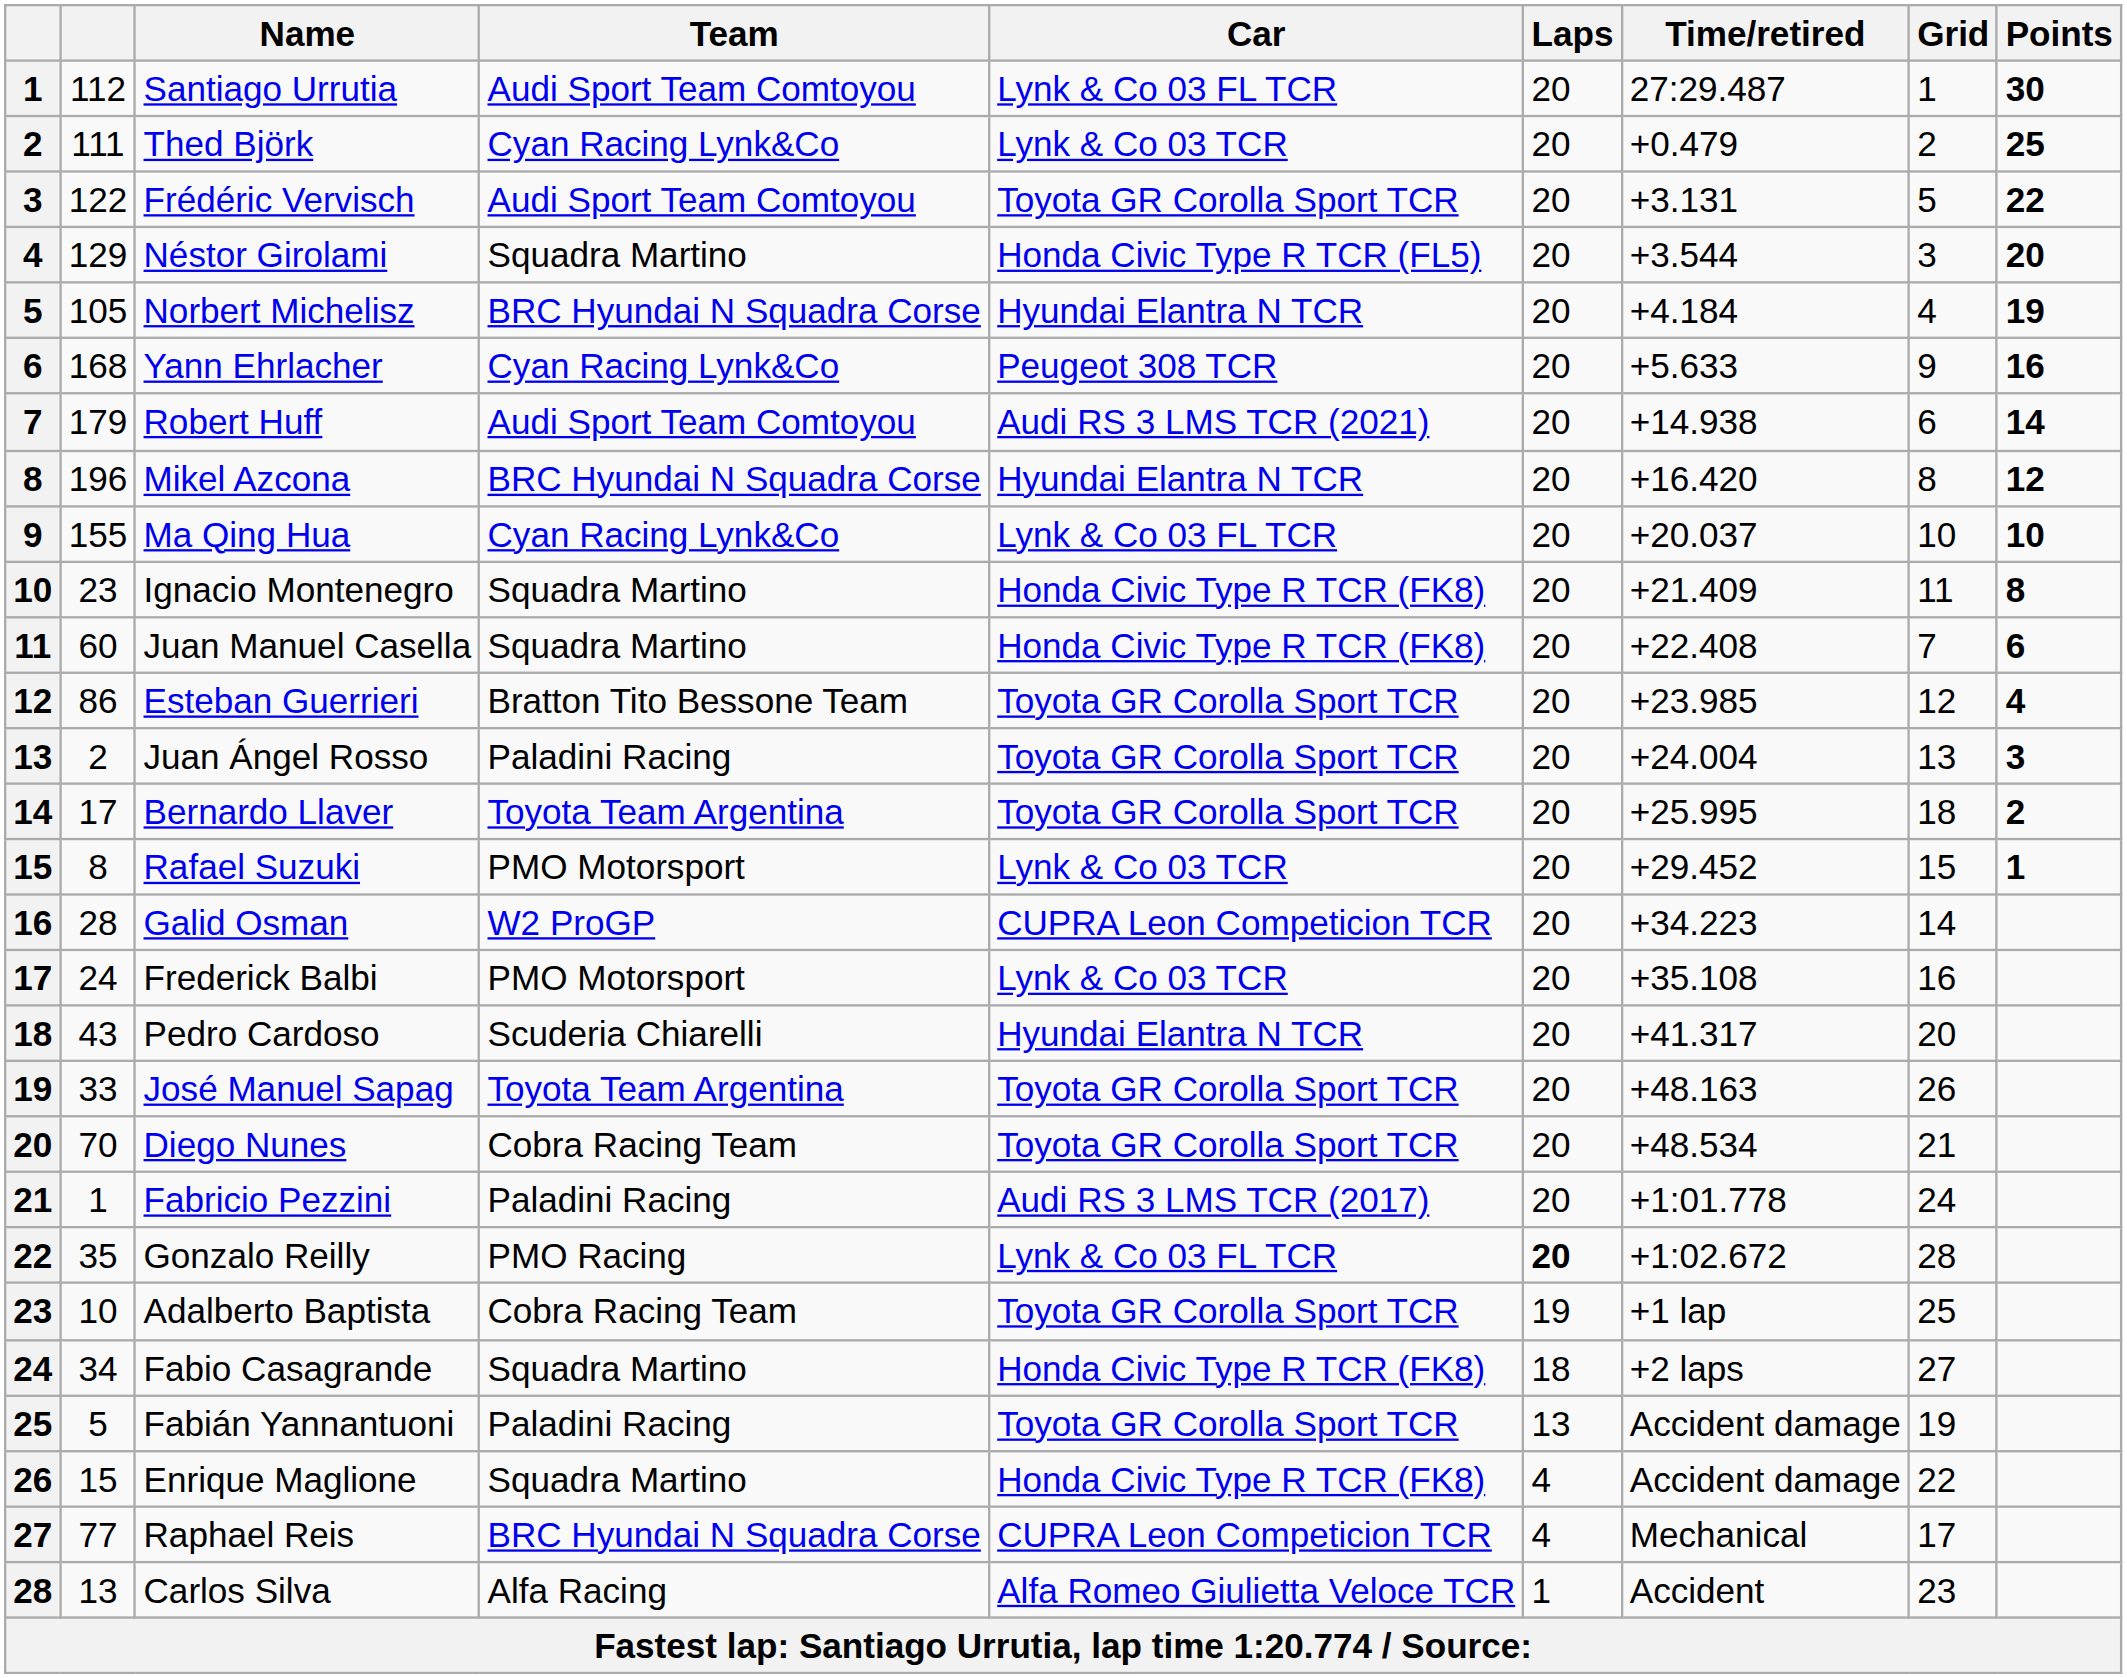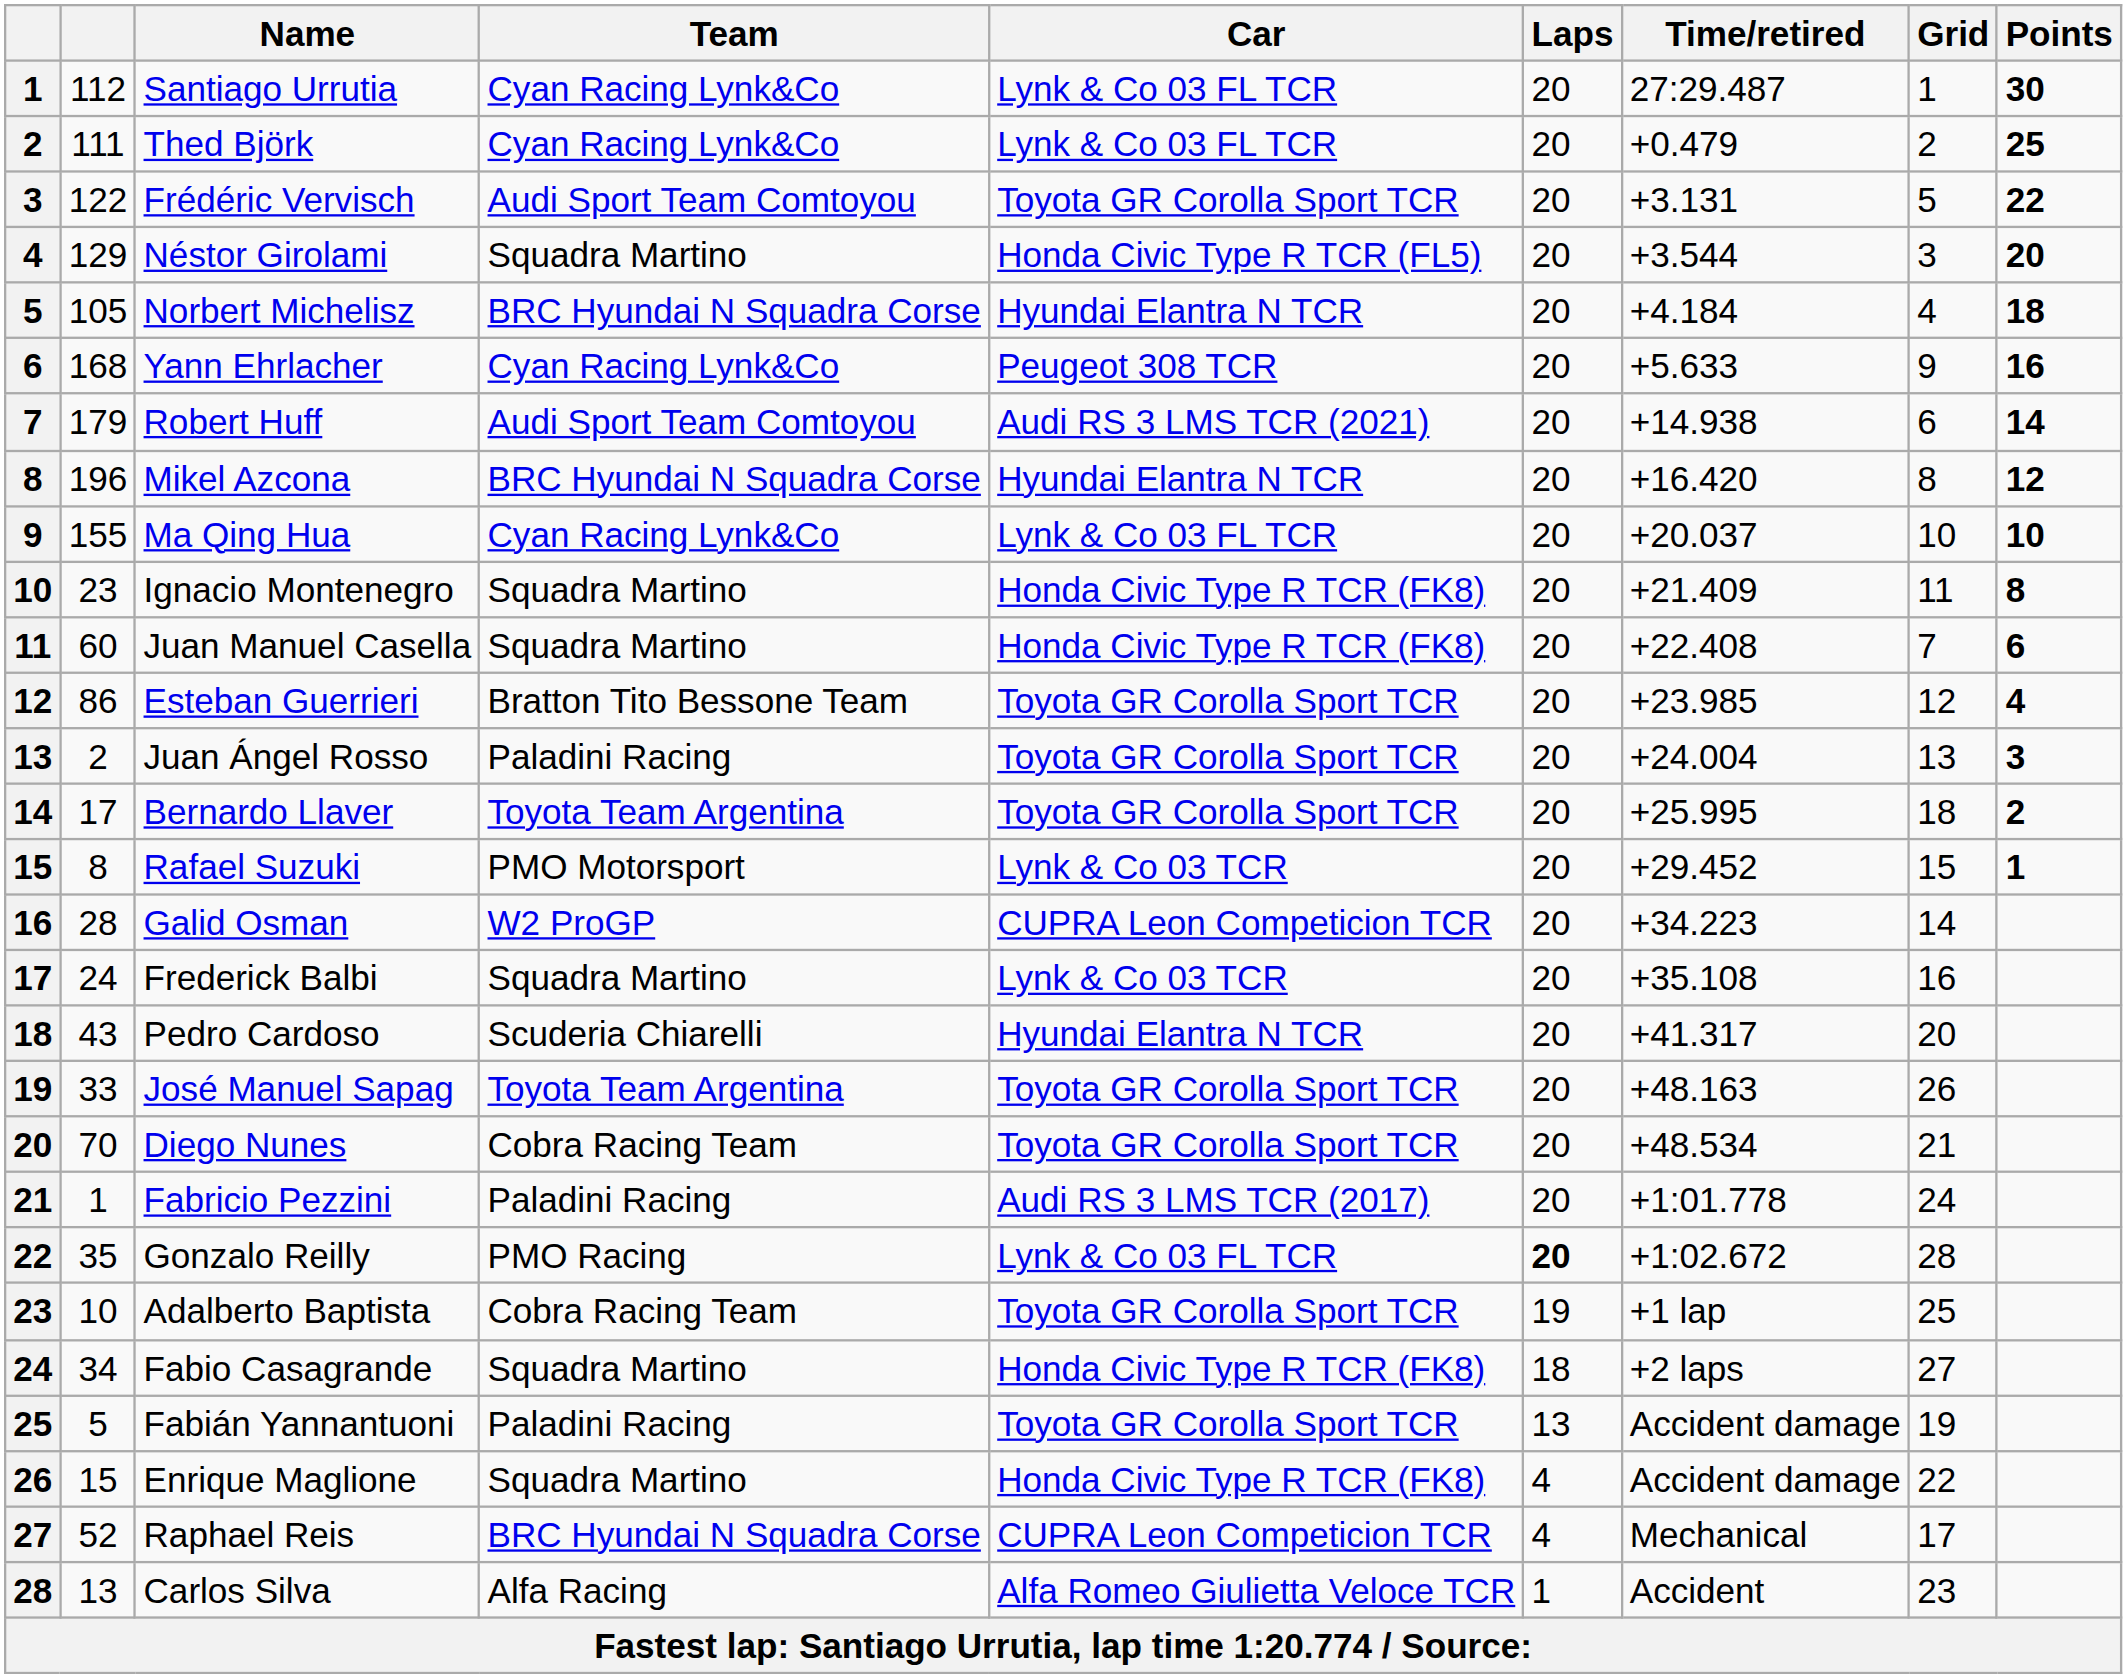(702, 89) Audi Sport Team Comtoyou -> (663, 89) Cyan Racing Lynk&Co
(1142, 144) Lynk & Co 03 TCR -> (1167, 144) Lynk & Co 03 FL TCR
(2025, 311) 19 -> (2025, 311) 18
(616, 978) PMO Motorsport -> (617, 978) Squadra Martino
(98, 1534) 77 -> (98, 1534) 52
